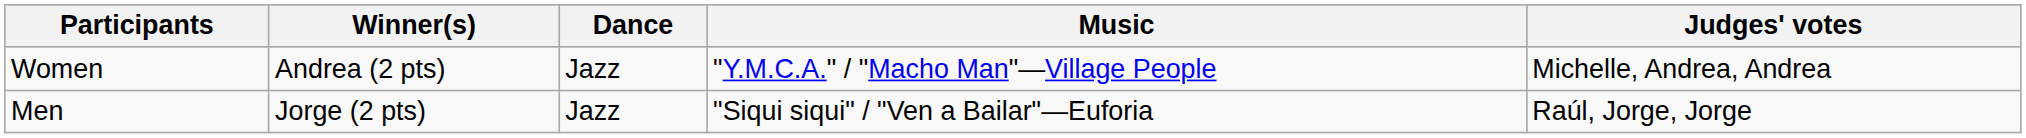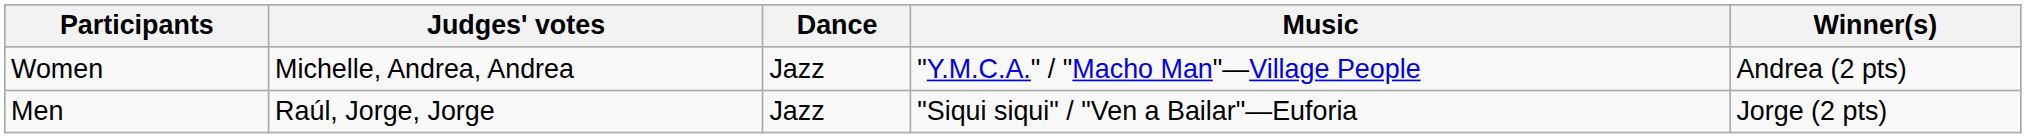columns swapped: (1773, 25) <-> (414, 25)
